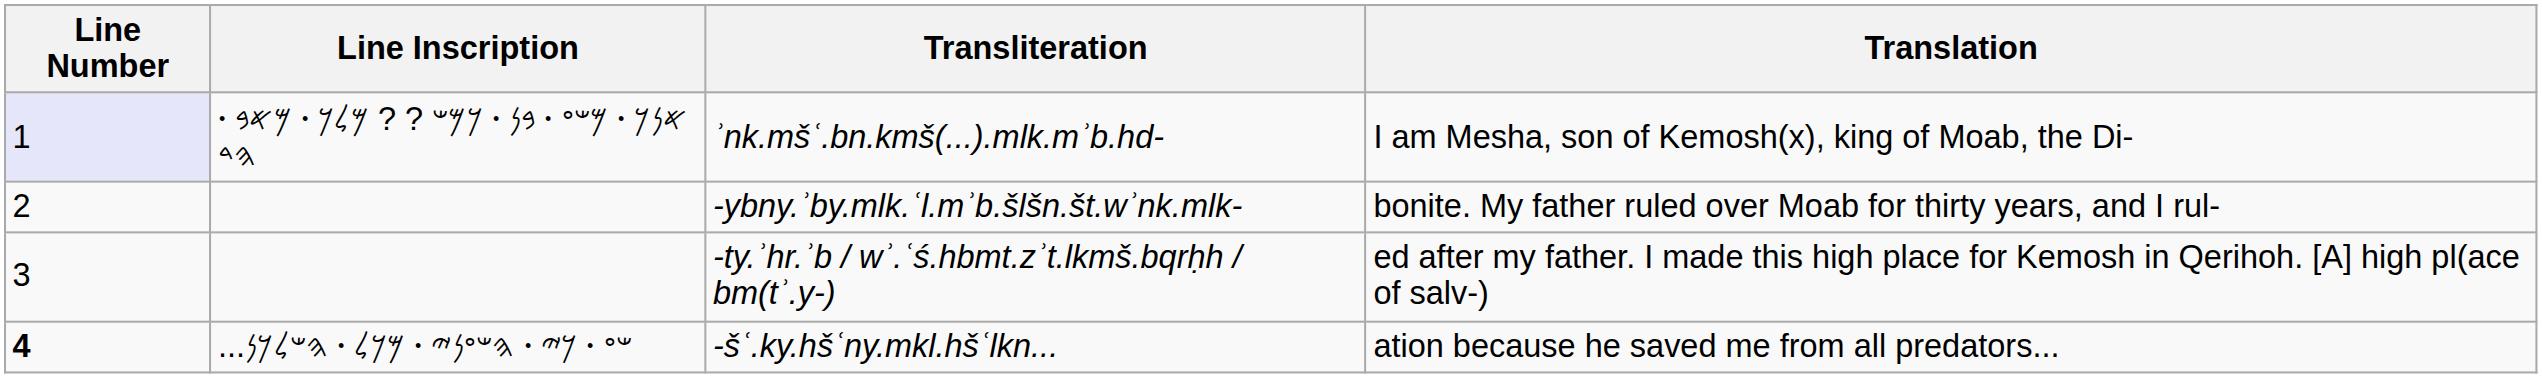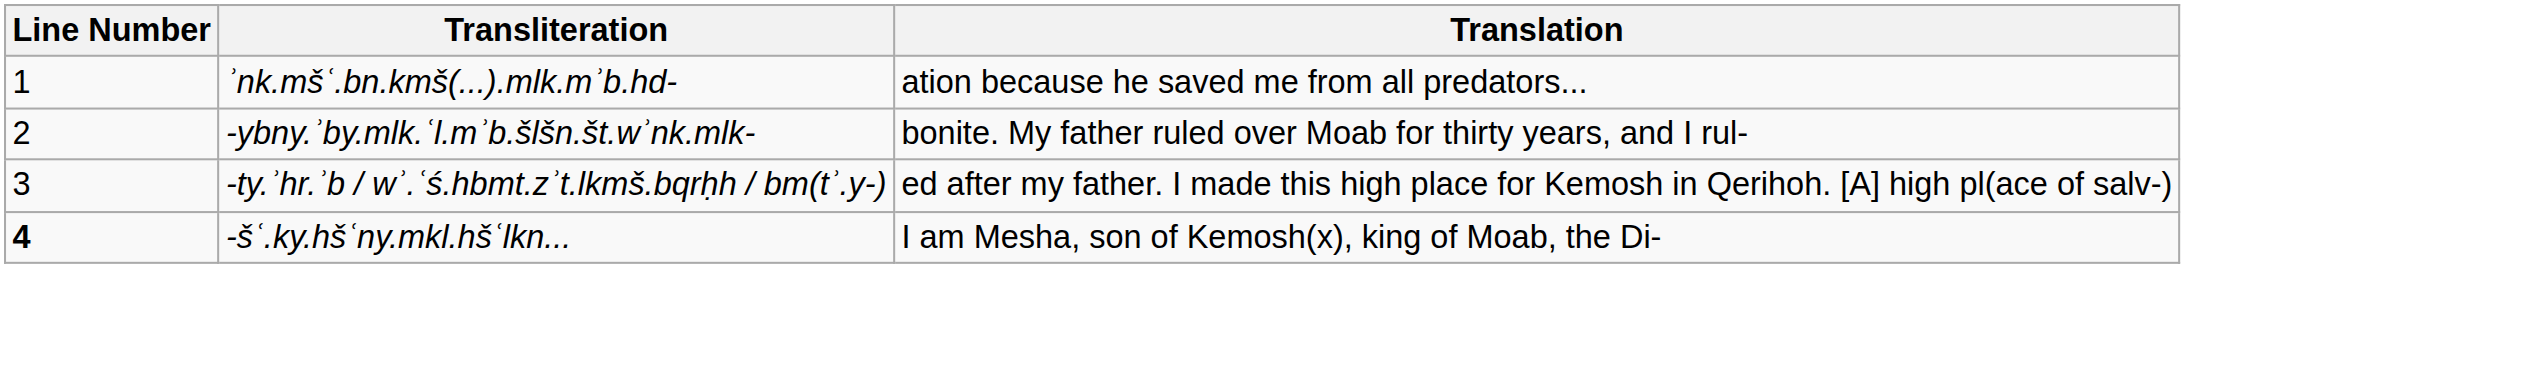- column: (458, 48)
(22, 136) lavender background -> (22, 81) no background
(1753, 136) I am Mesha, son of Kemosh(x), king of Moab, the Di- -> (1244, 81) ation because he saved me from all predators...
(1716, 345) ation because he saved me from all predators... -> (1281, 236) I am Mesha, son of Kemosh(x), king of Moab, the Di-
